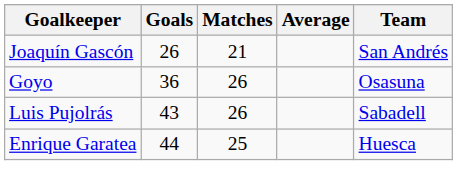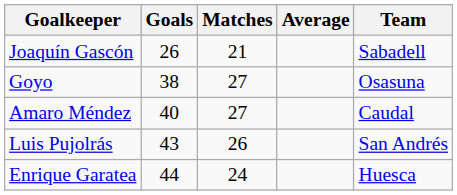(403, 50) San Andrés -> (392, 50) Sabadell
(169, 81) 36 -> (169, 81) 38
(237, 81) 26 -> (237, 81) 27
+ row: (70, 112)
(392, 112) Sabadell -> (403, 143) San Andrés
(237, 143) 25 -> (237, 174) 24
